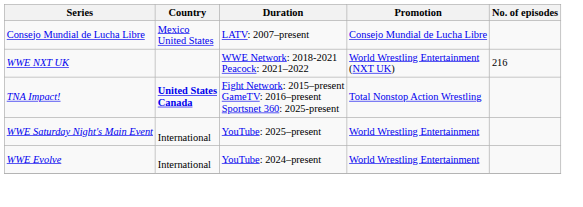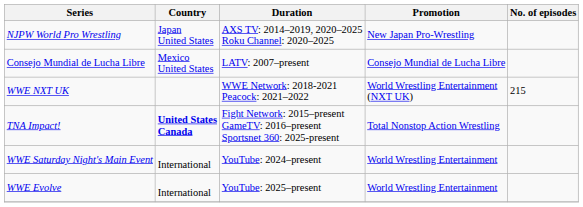+ row: (64, 35)
(500, 63) 216 -> (518, 91) 215
(271, 131) YouTube: 2025–present -> (271, 159) YouTube: 2024–present
(271, 159) YouTube: 2024–present -> (271, 187) YouTube: 2025–present
